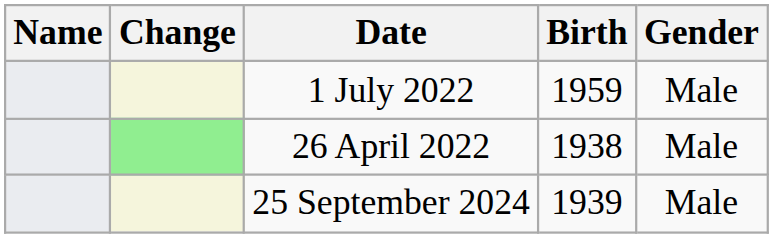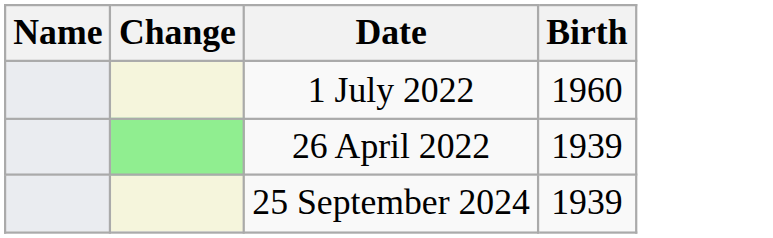- column: (701, 32)
(587, 89) 1959 -> (587, 89) 1960
(587, 145) 1938 -> (587, 145) 1939
